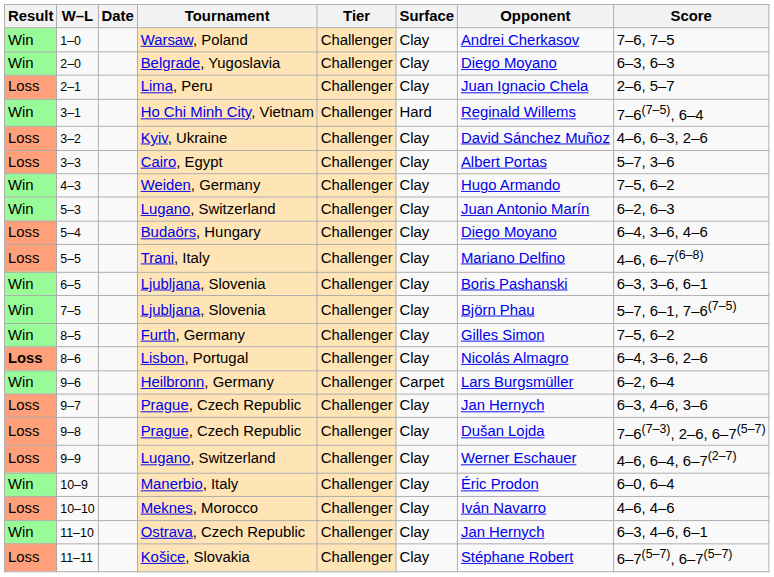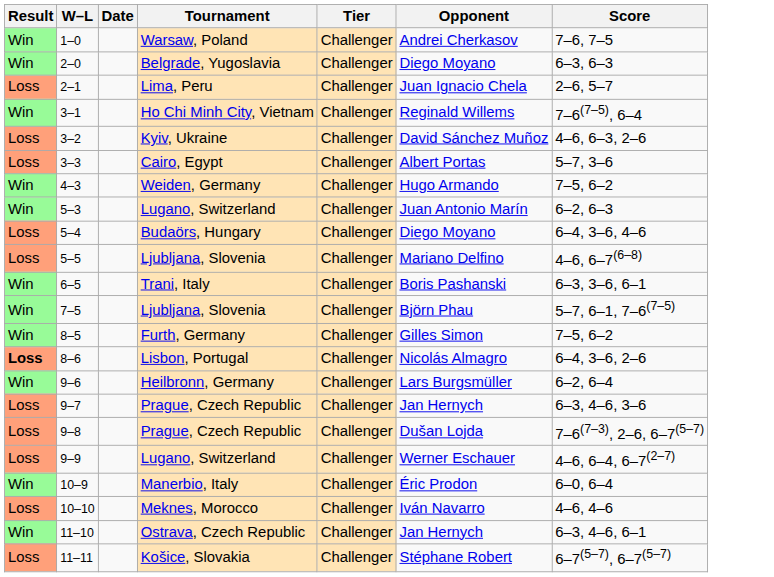- column: (427, 16)
(175, 258) Trani, Italy -> (203, 258) Ljubljana, Slovenia
(203, 283) Ljubljana, Slovenia -> (175, 283) Trani, Italy
